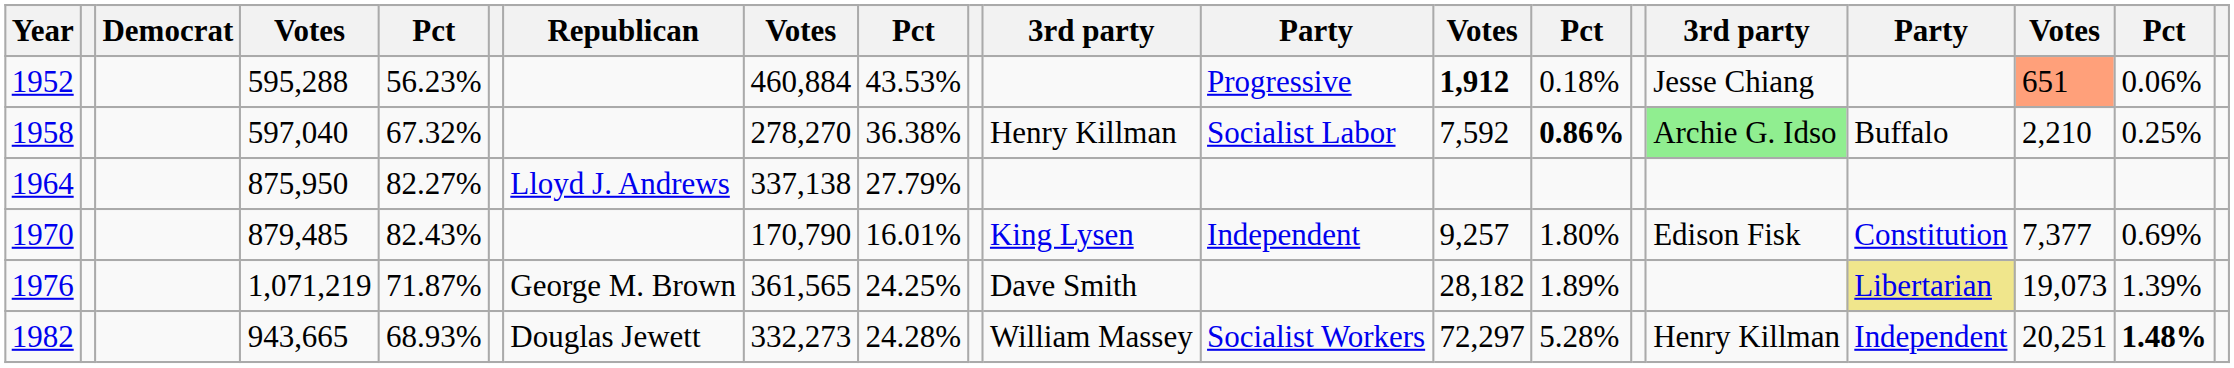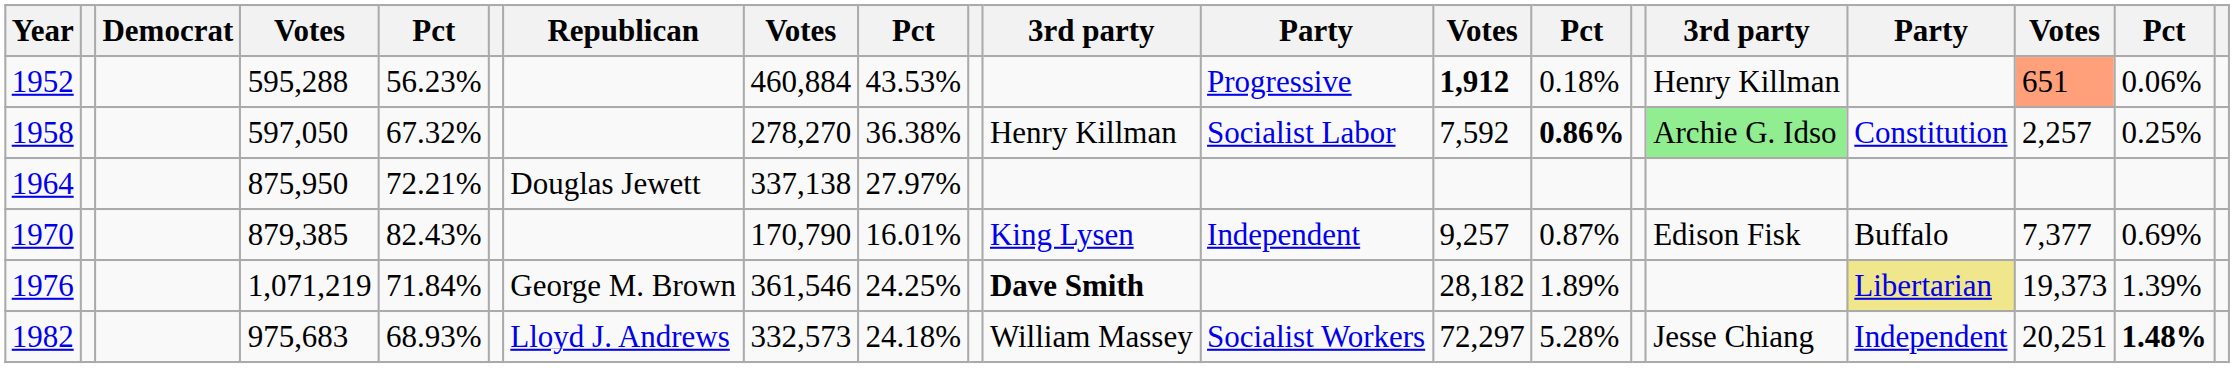(1734, 81) Jesse Chiang -> (1747, 81) Henry Killman
(298, 132) 597,040 -> (298, 132) 597,050
(1901, 132) Buffalo -> (1931, 132) Constitution
(2057, 132) 2,210 -> (2057, 132) 2,257
(434, 183) 82.27% -> (434, 183) 72.21%
(620, 183) Lloyd J. Andrews -> (605, 183) Douglas Jewett
(913, 183) 27.79% -> (913, 183) 27.97%
(298, 234) 879,485 -> (298, 234) 879,385
(1579, 234) 1.80% -> (1579, 234) 0.87%
(1931, 234) Constitution -> (1901, 234) Buffalo
(434, 285) 71.87% -> (434, 285) 71.84%
(801, 285) 361,565 -> (801, 285) 361,546
(1064, 285) normal -> (1067, 285) bold
(2065, 285) 19,073 -> (2065, 285) 19,373
(298, 336) 943,665 -> (298, 336) 975,683
(605, 336) Douglas Jewett -> (620, 336) Lloyd J. Andrews
(801, 336) 332,273 -> (801, 336) 332,573
(913, 336) 24.28% -> (913, 336) 24.18%
(1747, 336) Henry Killman -> (1734, 336) Jesse Chiang
